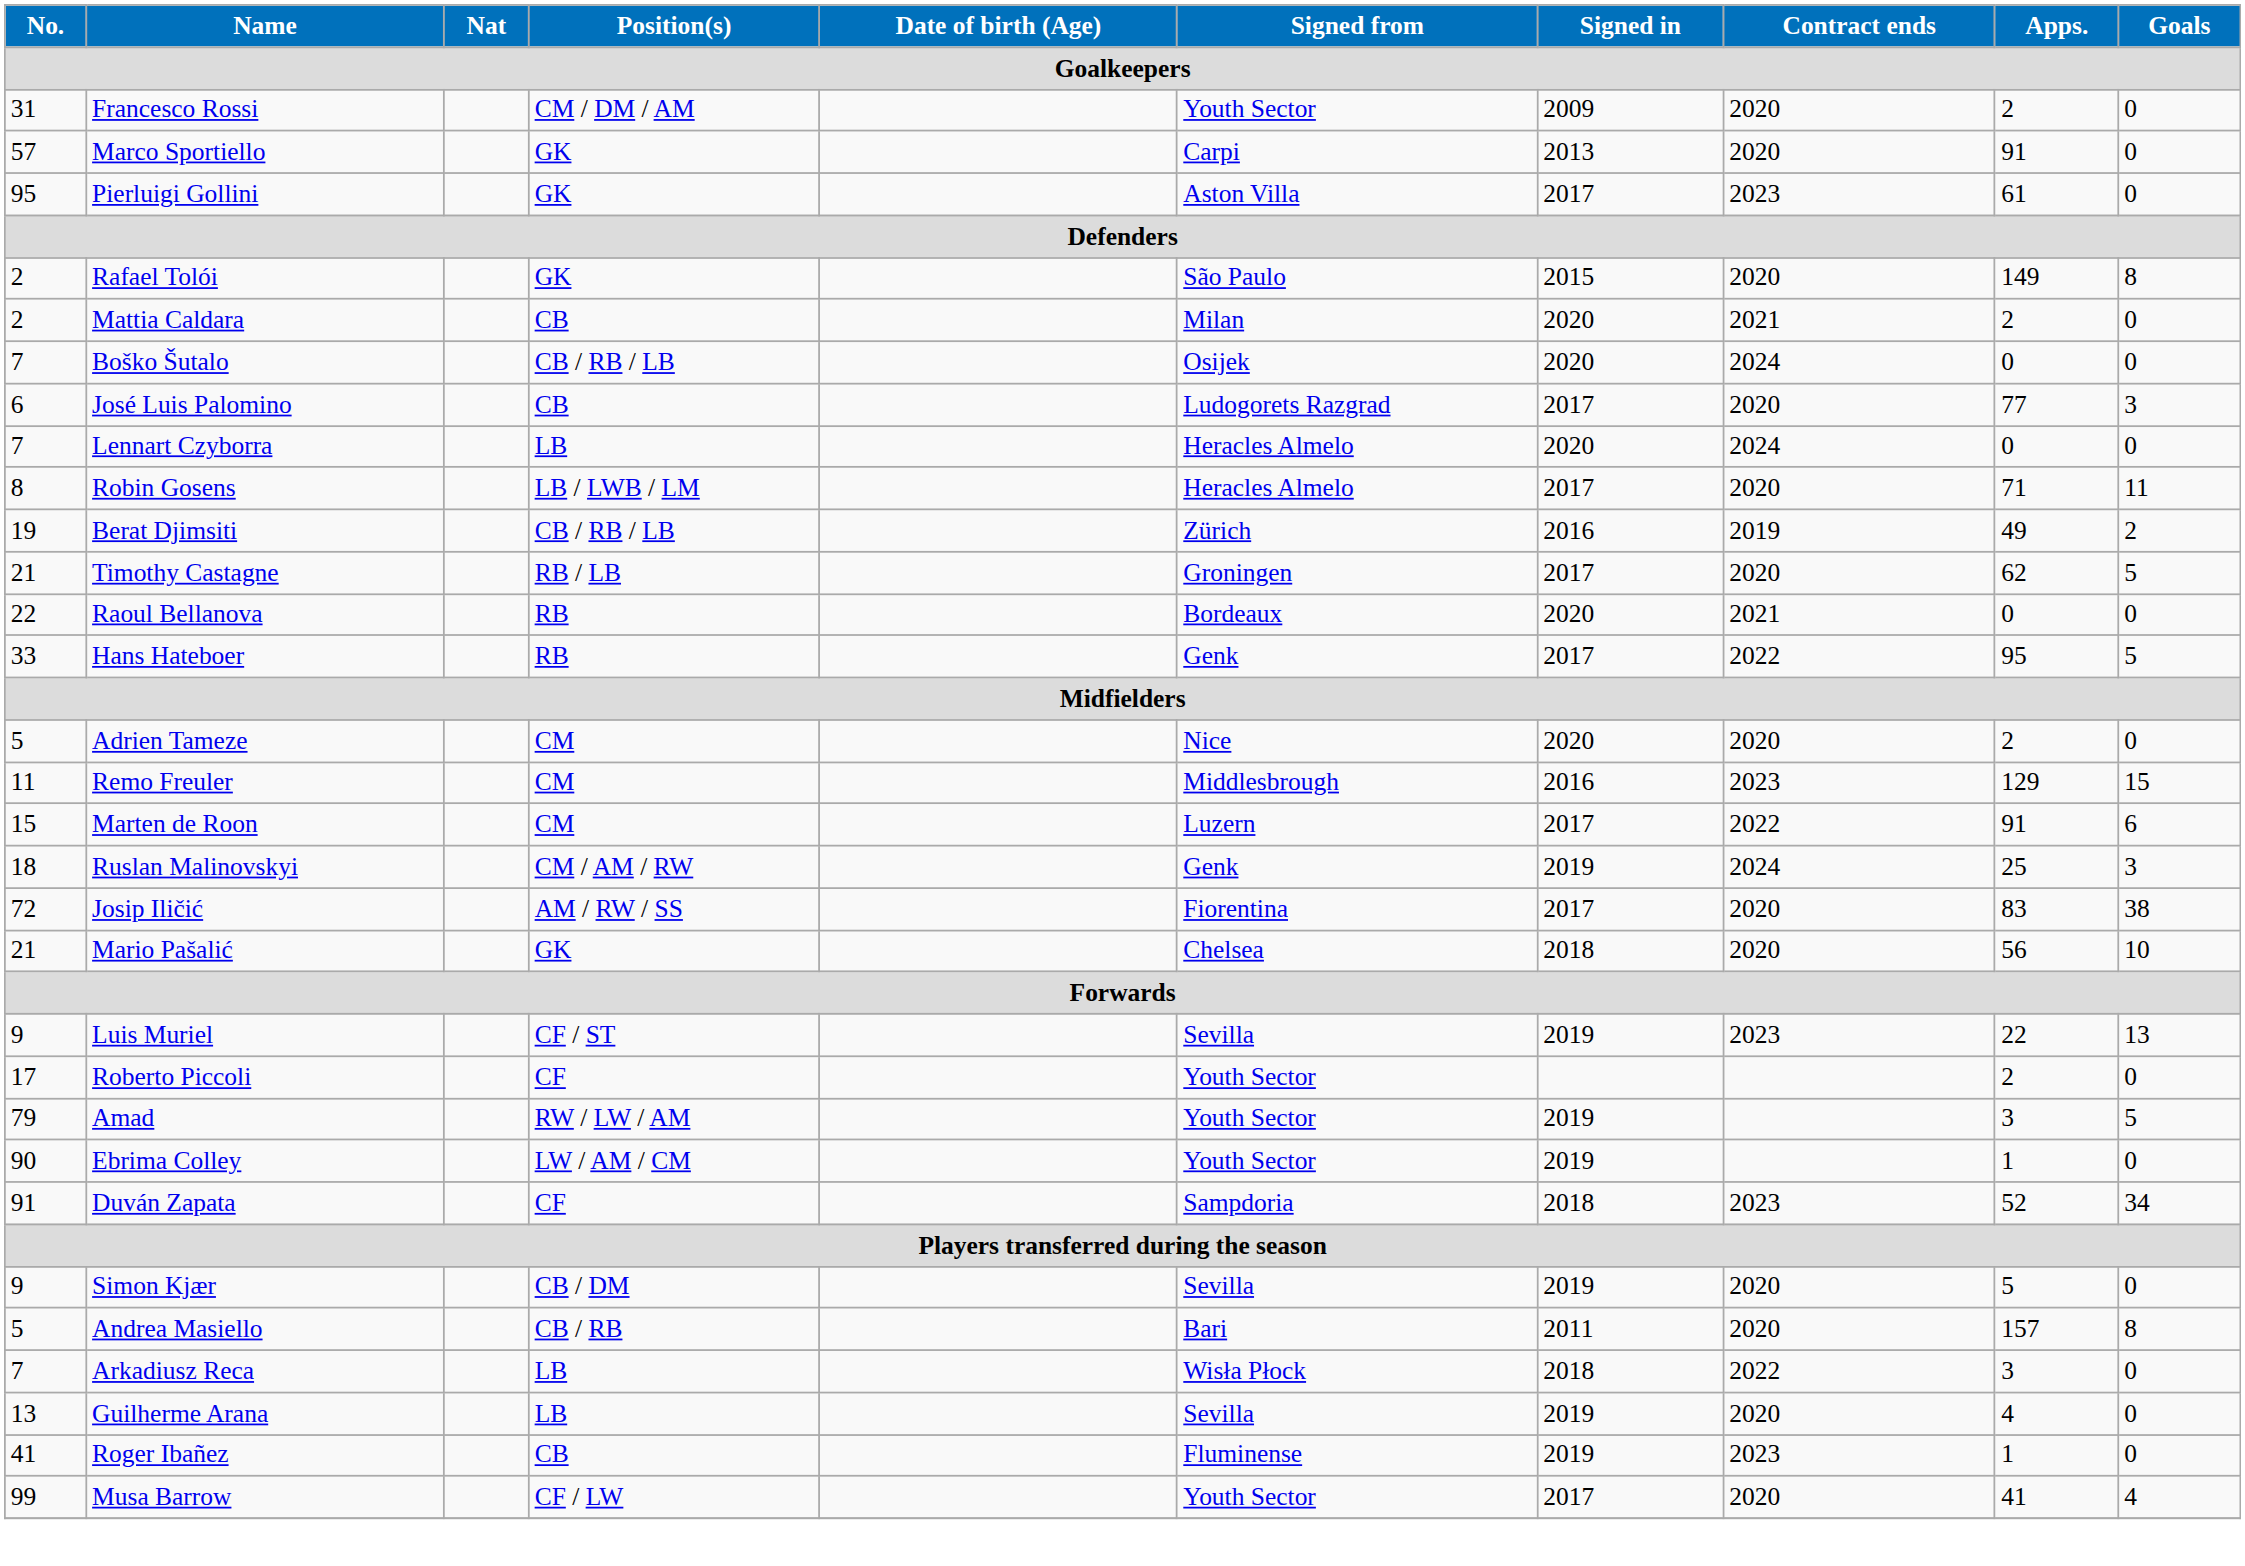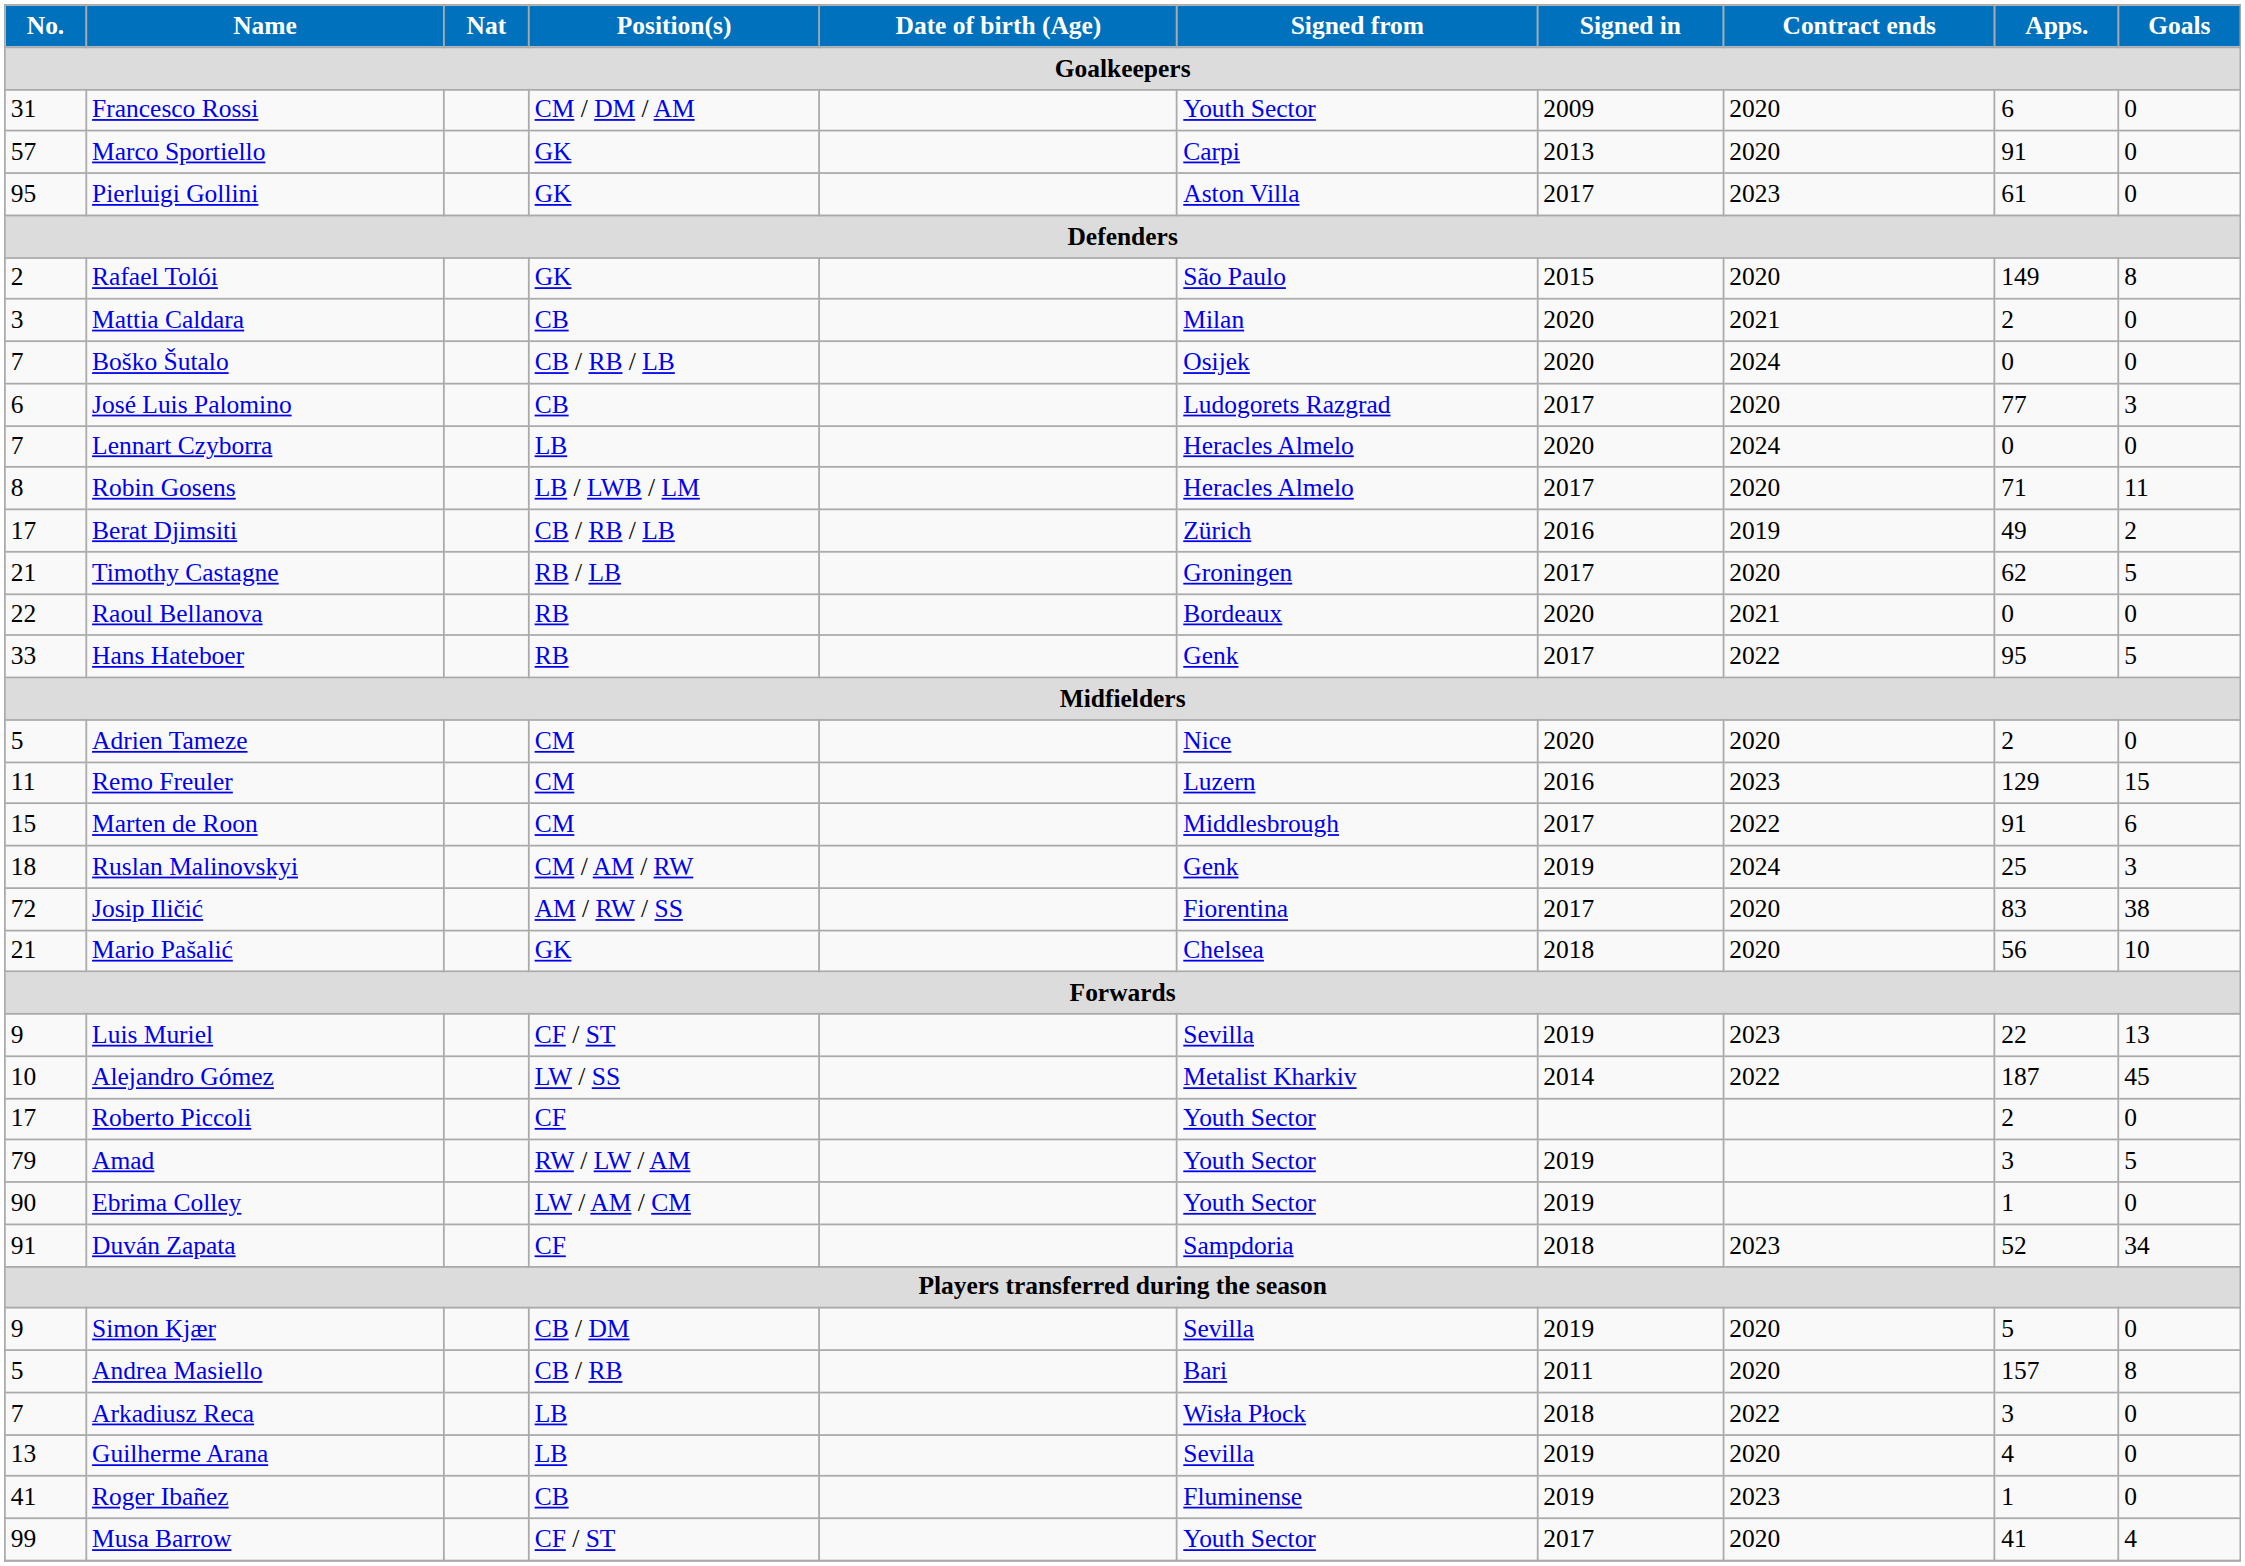(2008, 109) 2 -> (2008, 109) 6
(17, 320) 2 -> (17, 320) 3
(24, 530) 19 -> (24, 530) 17
(1261, 782) Middlesbrough -> (1219, 782) Luzern
(1219, 824) Luzern -> (1261, 824) Middlesbrough
+ row: (183, 1076)
(579, 1497) CF / LW -> (575, 1539) CF / ST
